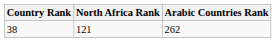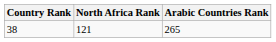(172, 29) 262 -> (172, 29) 265
